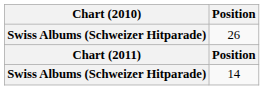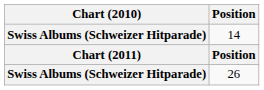rows swapped: (234, 34) <-> (234, 74)
